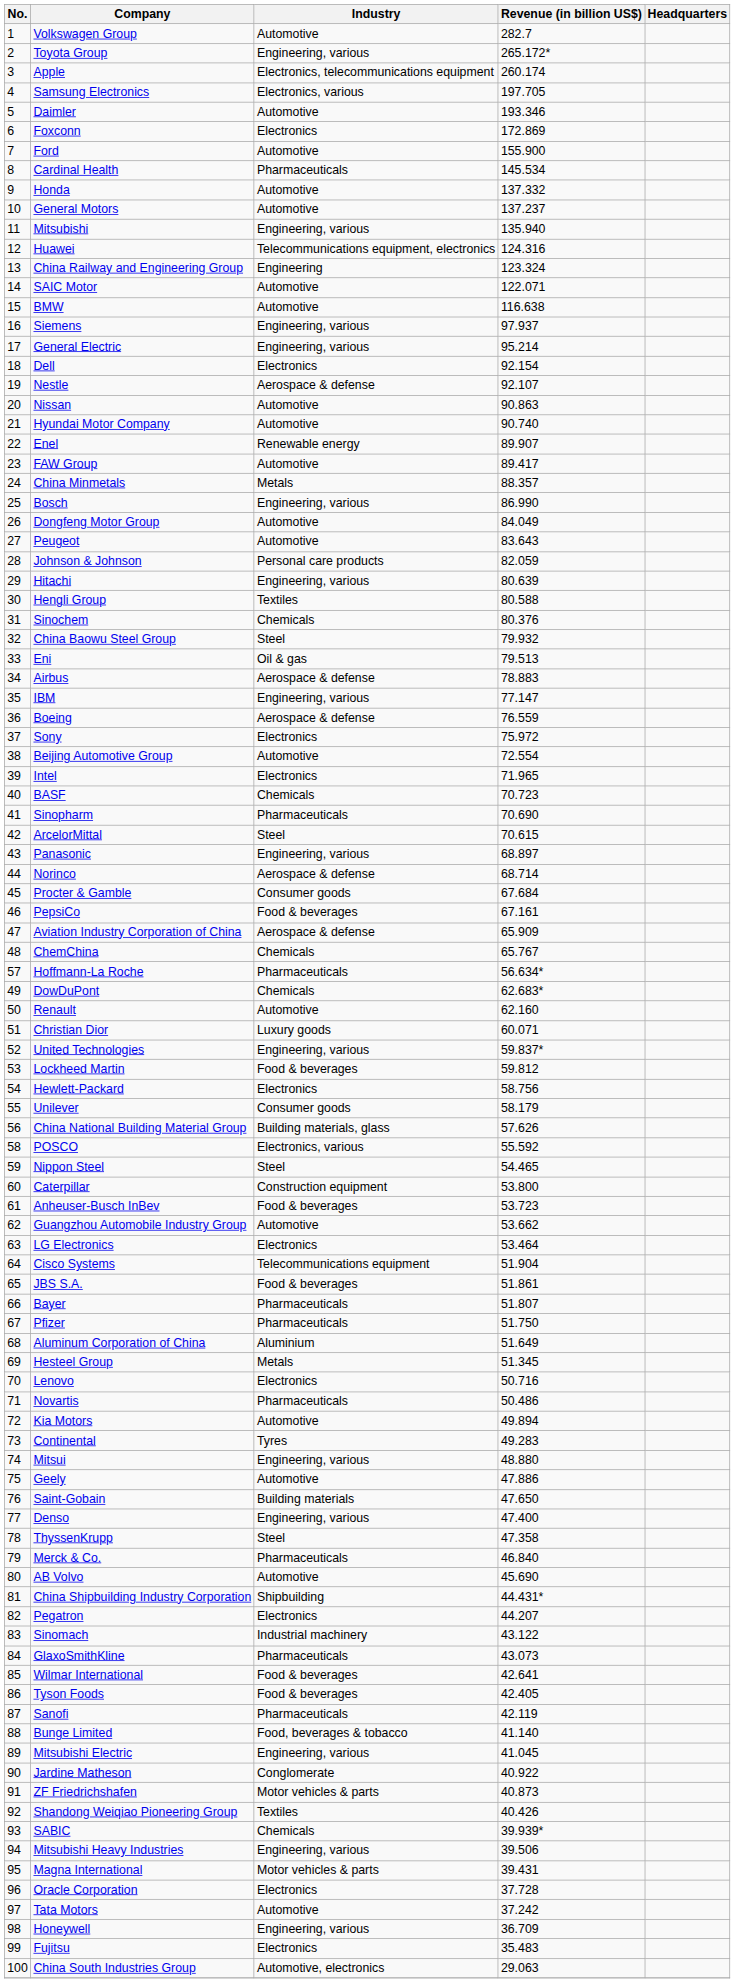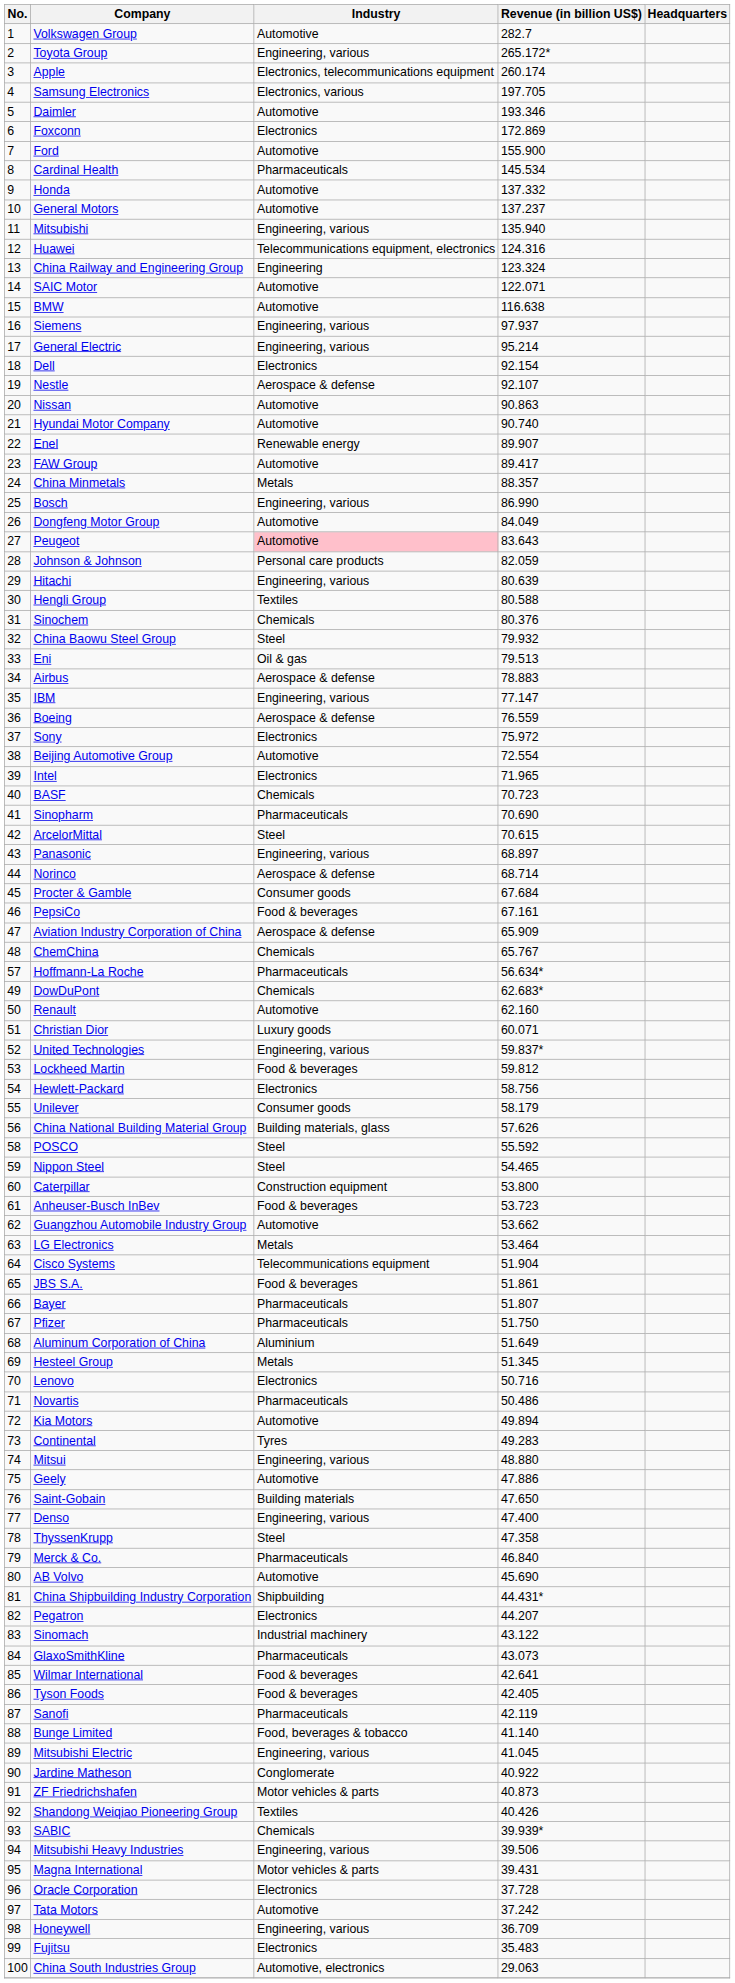(288, 541) no background -> (288, 541) pink background
(310, 1147) Electronics, various -> (271, 1147) Steel
(287, 1245) Electronics -> (275, 1245) Metals
